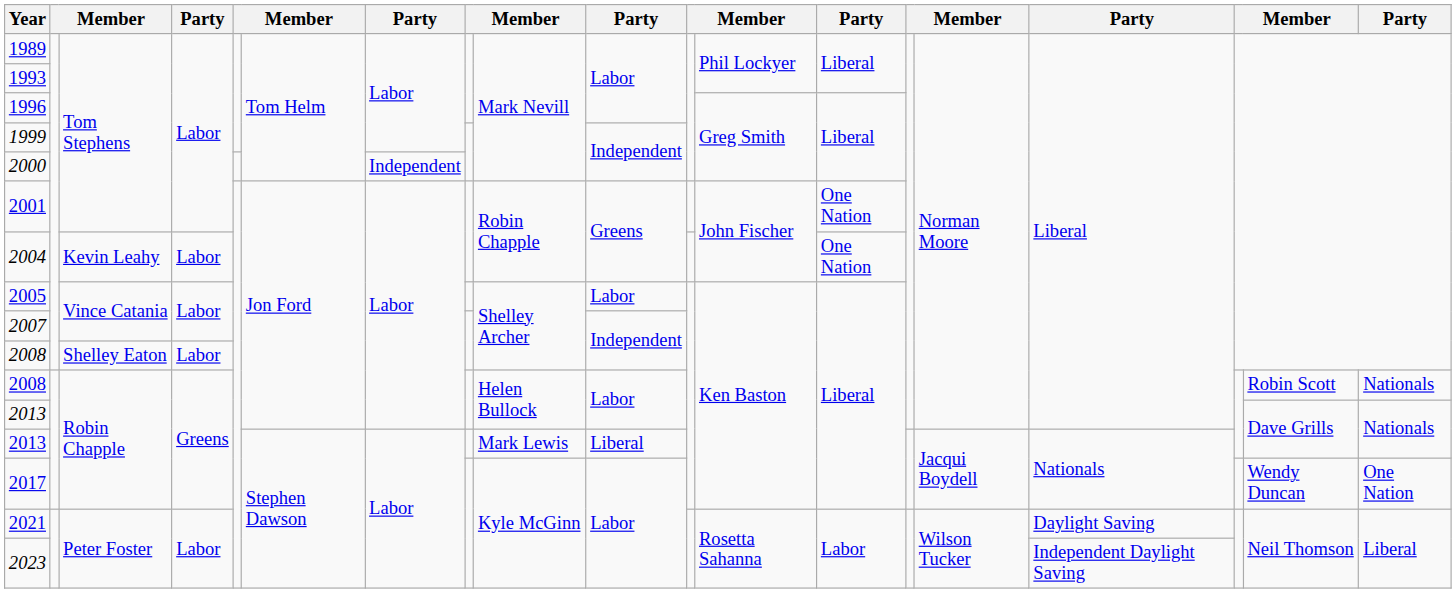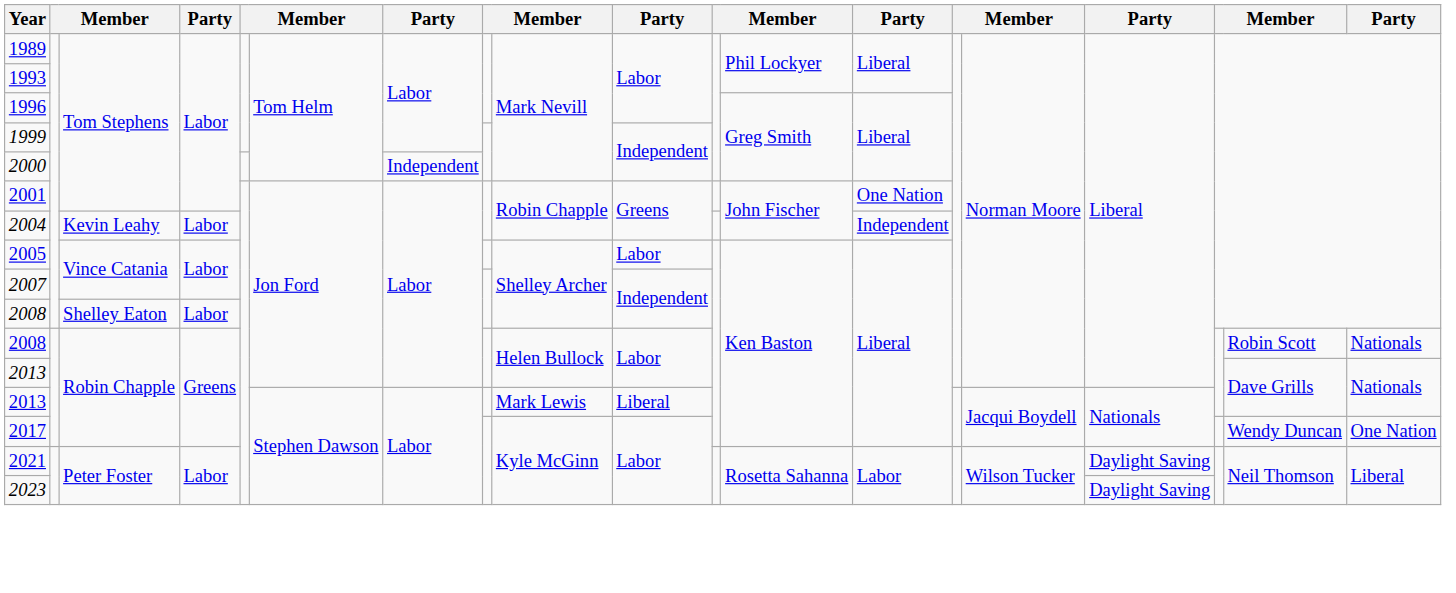(846, 256) One Nation -> (903, 225) Independent
(1114, 563) Independent Daylight Saving -> (1150, 490) Daylight Saving
